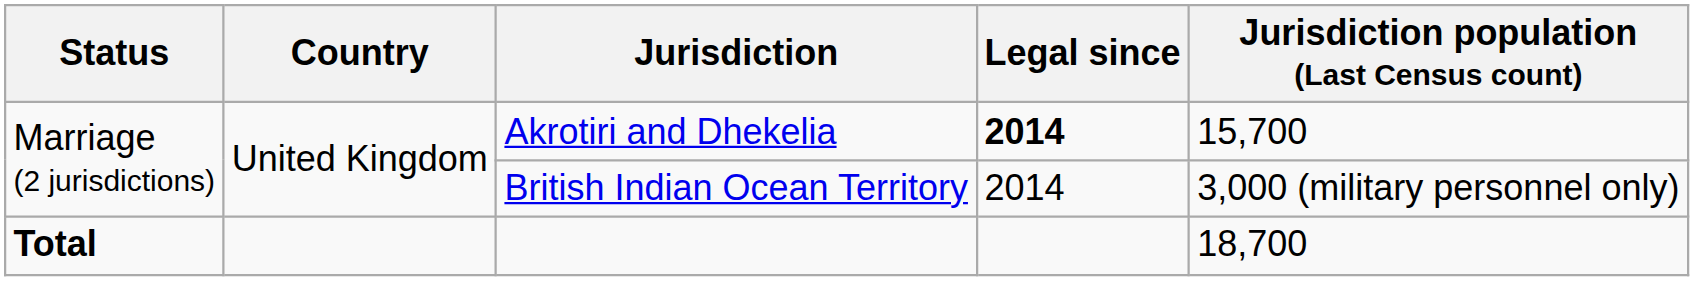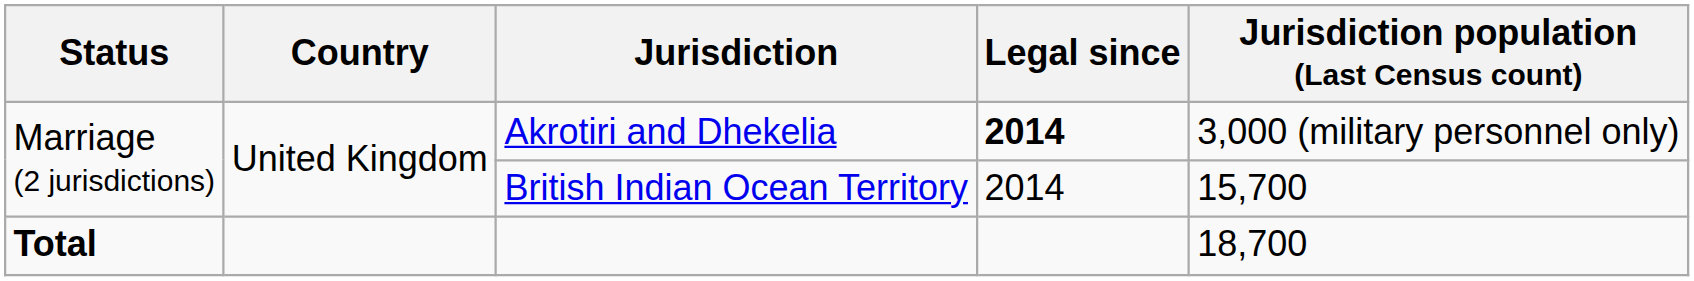(1252, 130) 15,700 -> (1438, 130) 3,000 (military personnel only)
(1438, 187) 3,000 (military personnel only) -> (1252, 187) 15,700
